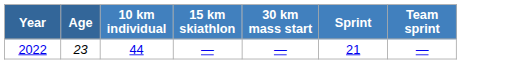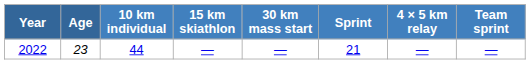+ column: (422, 22)
